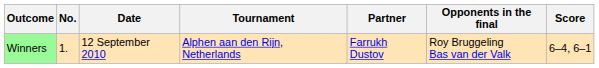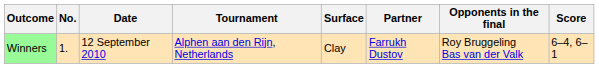+ column: (344, 19)
